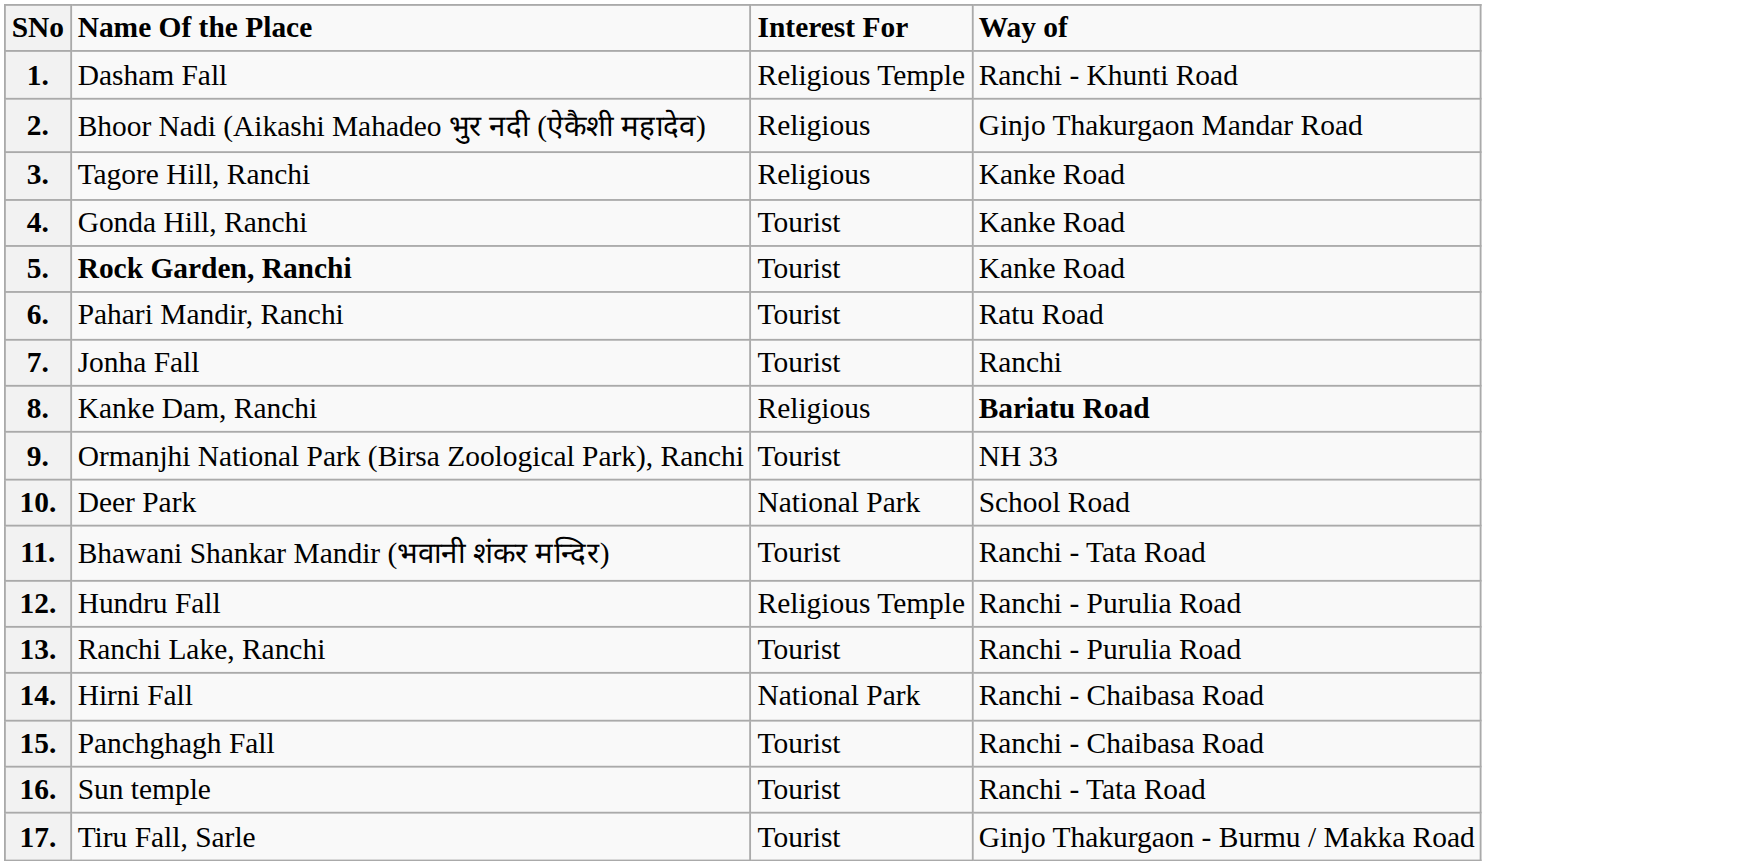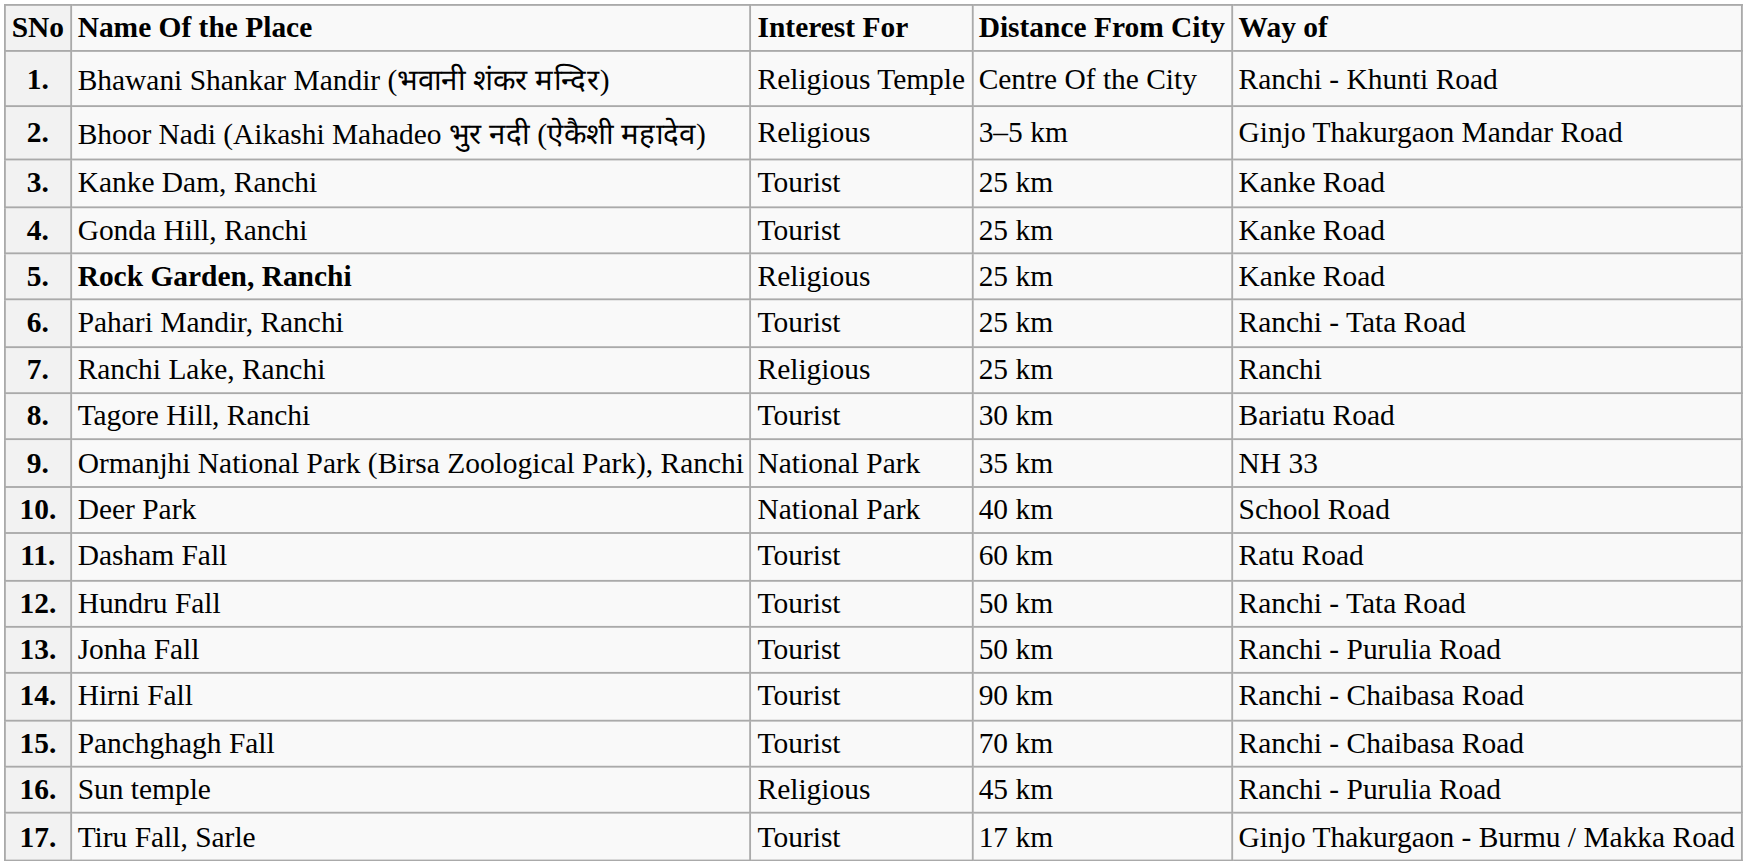+ column: (1102, 27)
(152, 74) Dasham Fall -> (344, 80) Bhawani Shankar Mandir (भवानी शंकर मन्दिर)
(194, 175) Tagore Hill, Ranchi -> (197, 182) Kanke Dam, Ranchi
(814, 175) Religious -> (799, 182) Tourist
(799, 268) Tourist -> (814, 276) Religious
(1041, 315) Ratu Road -> (1352, 322) Ranchi - Tata Road
(139, 362) Jonha Fall -> (201, 369) Ranchi Lake, Ranchi
(799, 362) Tourist -> (814, 369) Religious
(197, 408) Kanke Dam, Ranchi -> (194, 416) Tagore Hill, Ranchi
(814, 408) Religious -> (799, 416) Tourist
(1064, 408) bold -> (1317, 416) normal
(799, 455) Tourist -> (839, 462) National Park
(344, 554) Bhawani Shankar Mandir (भवानी शंकर मन्दिर) -> (152, 556) Dasham Fall
(1092, 552) Ranchi - Tata Road -> (1301, 556) Ratu Road
(861, 602) Religious Temple -> (799, 602) Tourist
(1110, 602) Ranchi - Purulia Road -> (1352, 602) Ranchi - Tata Road
(201, 649) Ranchi Lake, Ranchi -> (139, 649) Jonha Fall
(839, 696) National Park -> (799, 696) Tourist
(799, 789) Tourist -> (814, 789) Religious
(1092, 789) Ranchi - Tata Road -> (1370, 789) Ranchi - Purulia Road
